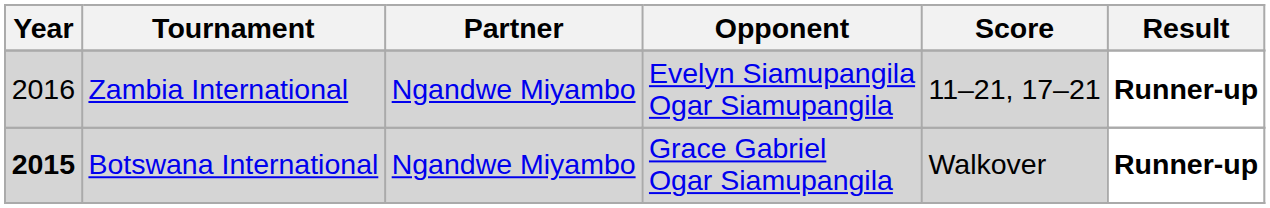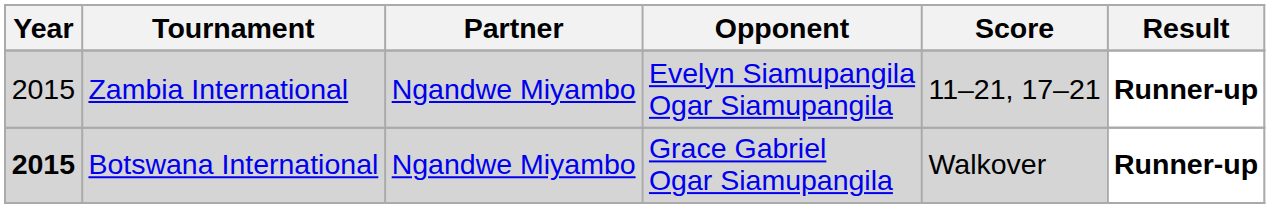(43, 89) 2016 -> (43, 89) 2015
